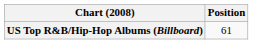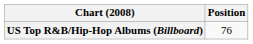(227, 30) 61 -> (227, 30) 76
